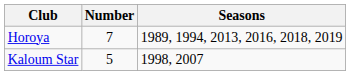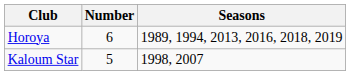(110, 37) 7 -> (110, 37) 6
